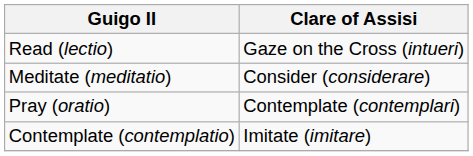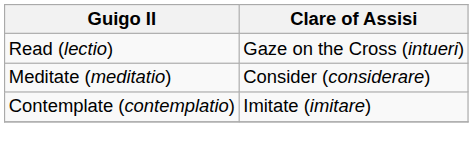- row: (59, 106)
